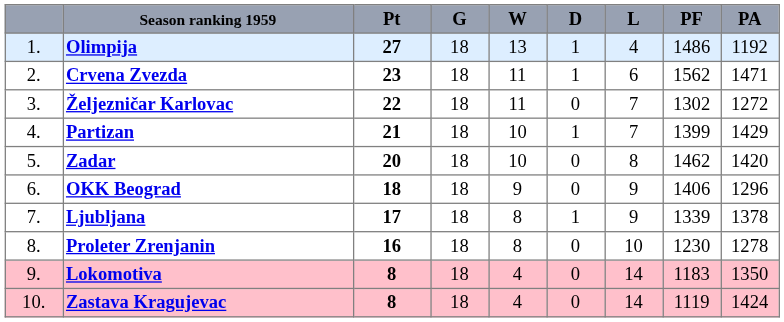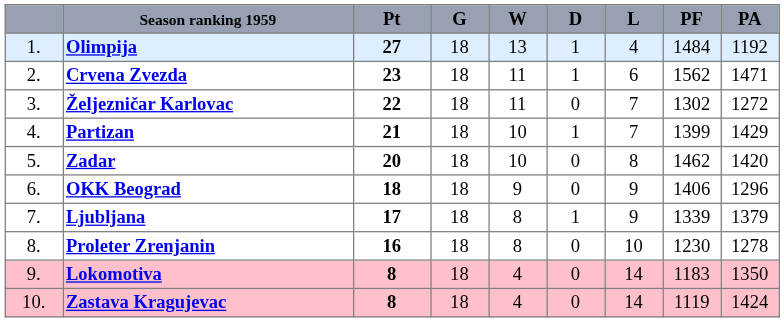(692, 47) 1486 -> (692, 47) 1484
(750, 217) 1378 -> (750, 217) 1379
